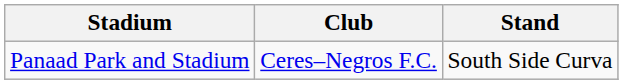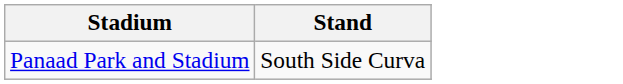- column: (349, 23)
